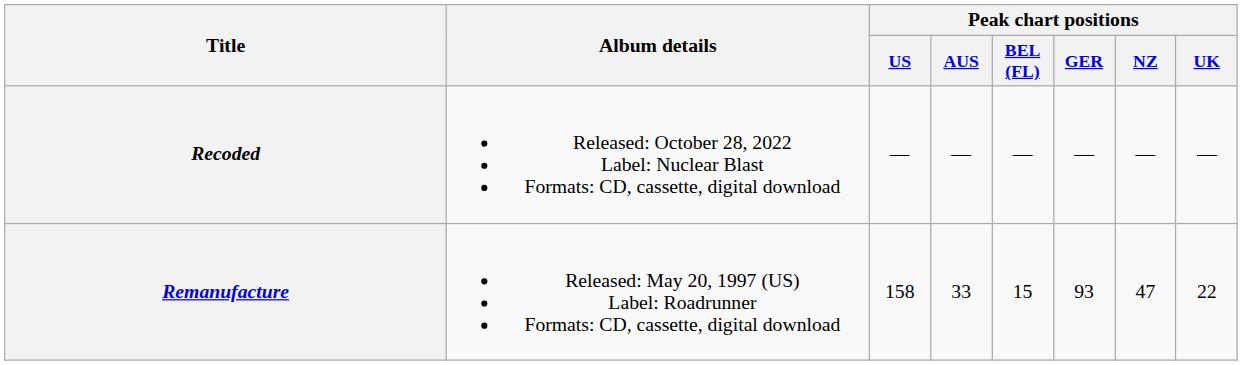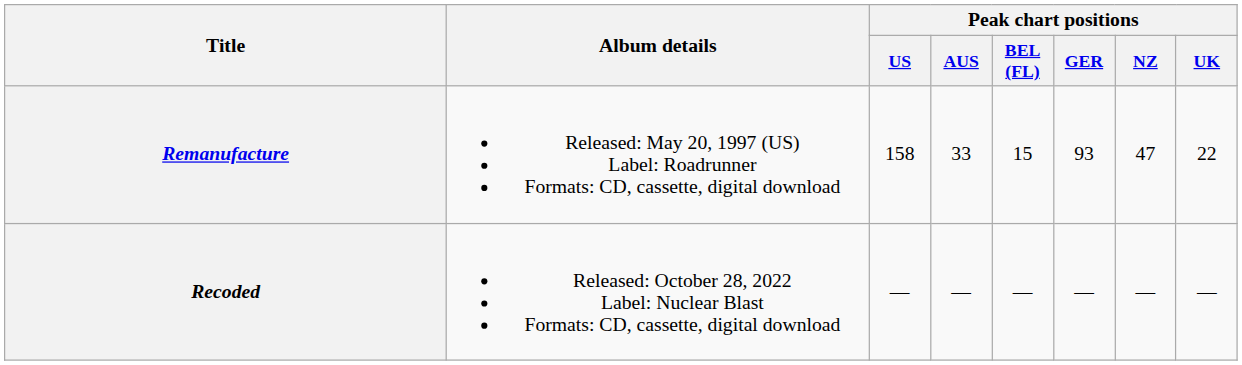rows swapped: (226, 291) <-> (226, 154)
